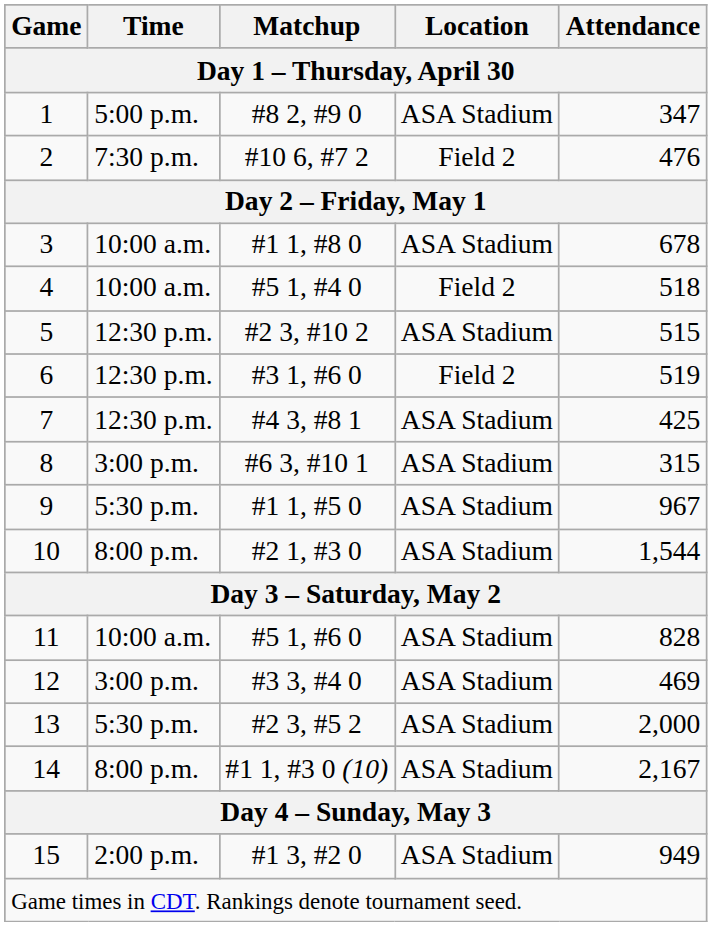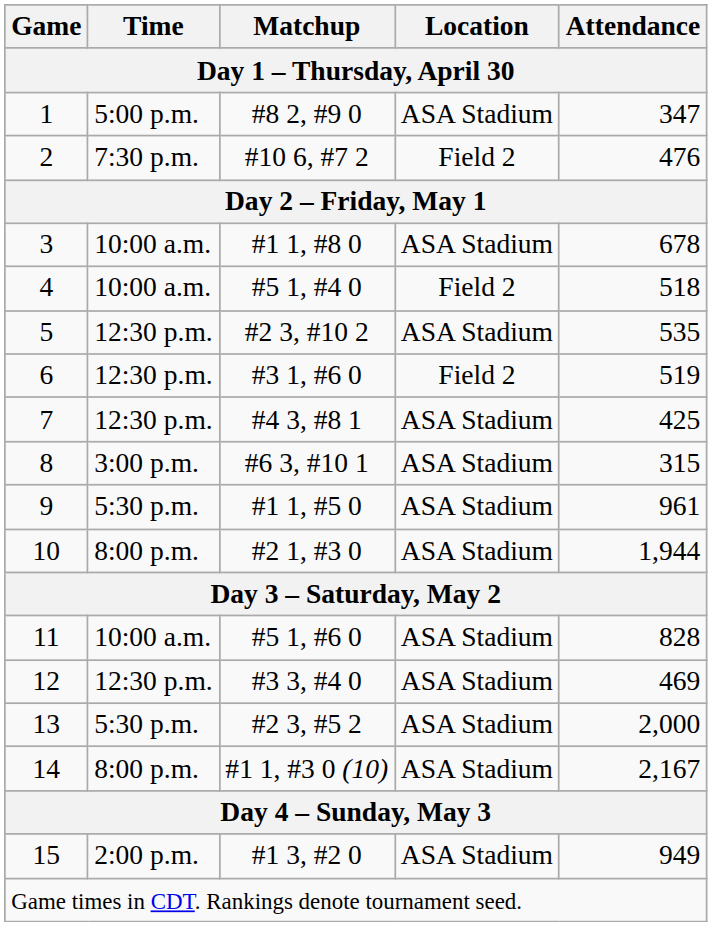(680, 331) 515 -> (680, 331) 535
(680, 506) 967 -> (680, 506) 961
(669, 550) 1,544 -> (669, 550) 1,944
(147, 680) 3:00 p.m. -> (153, 680) 12:30 p.m.
